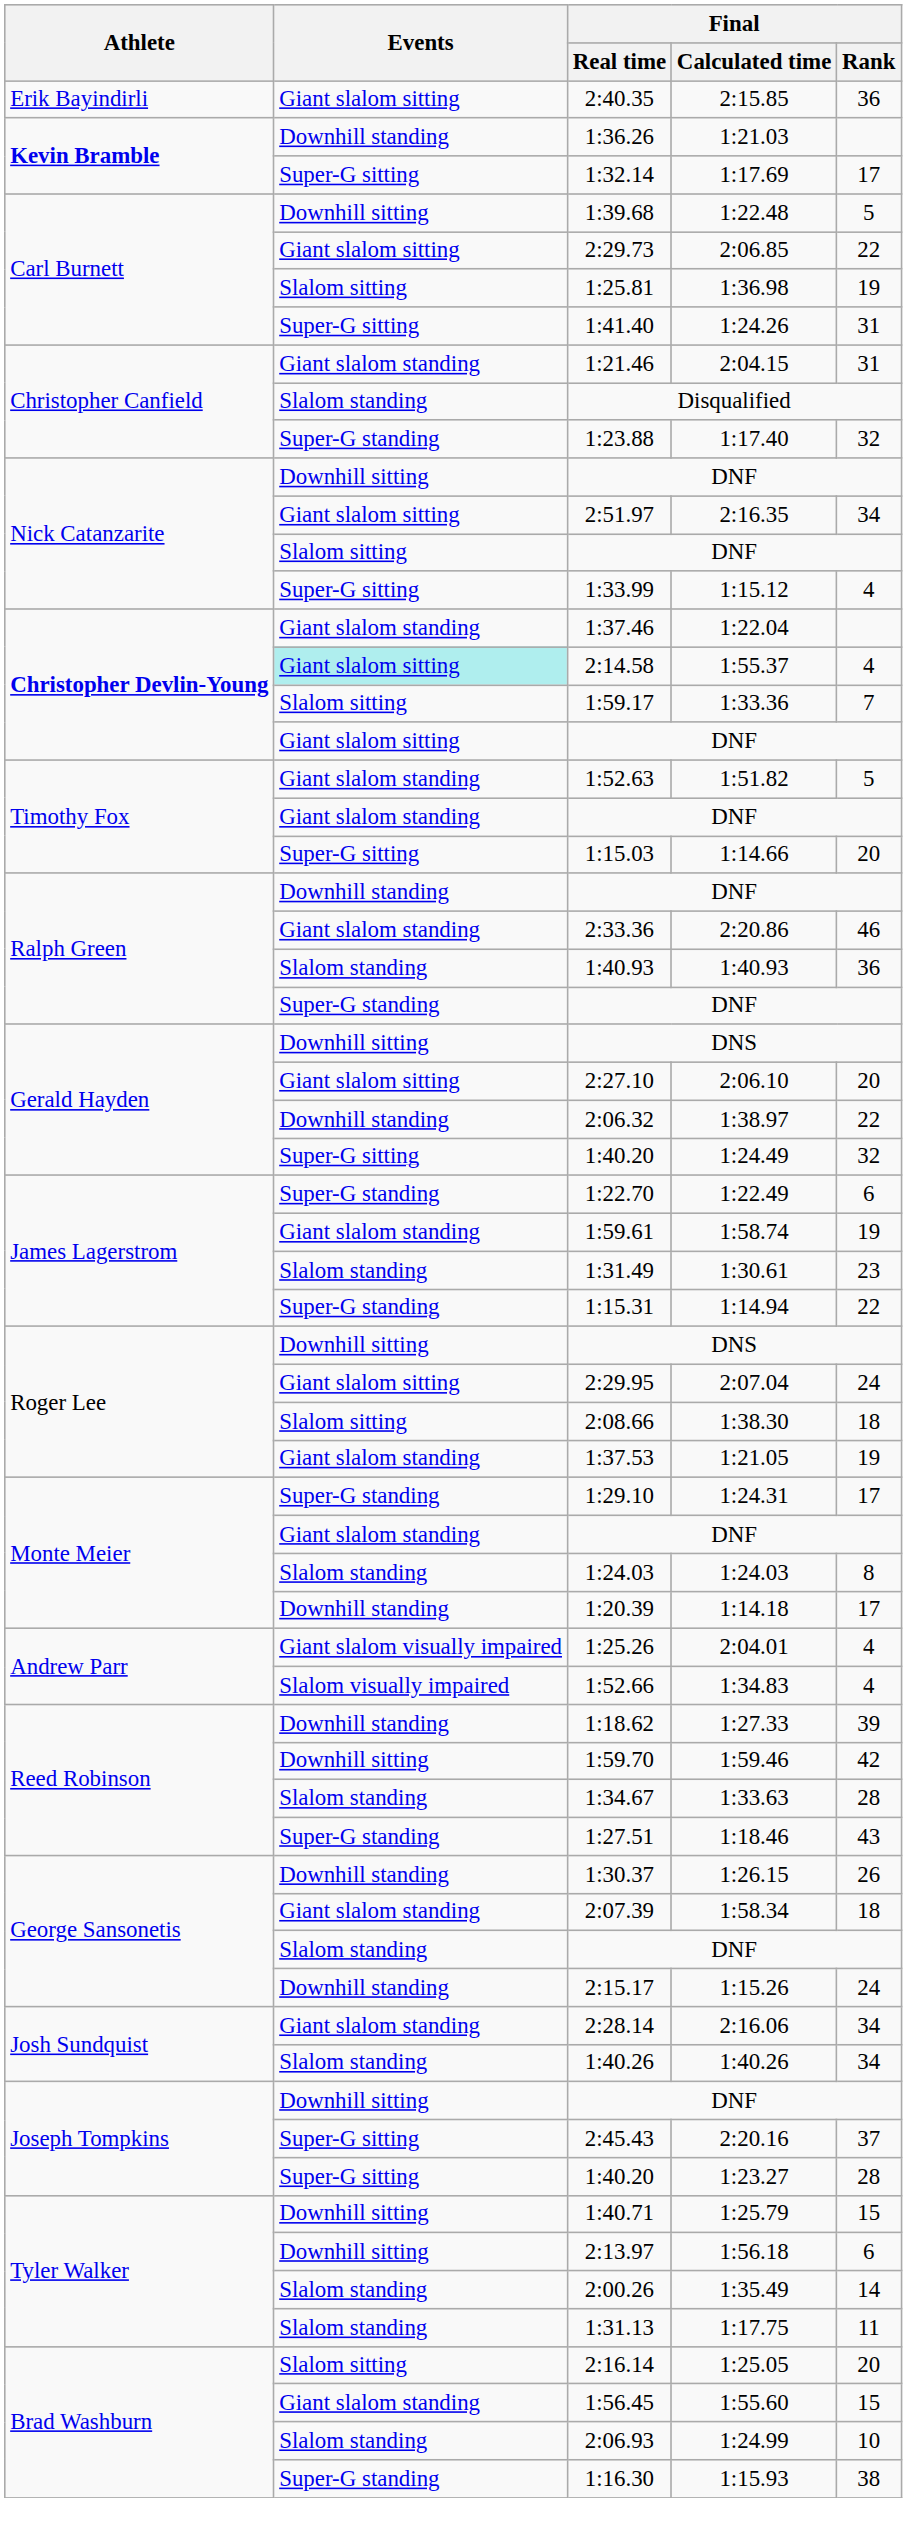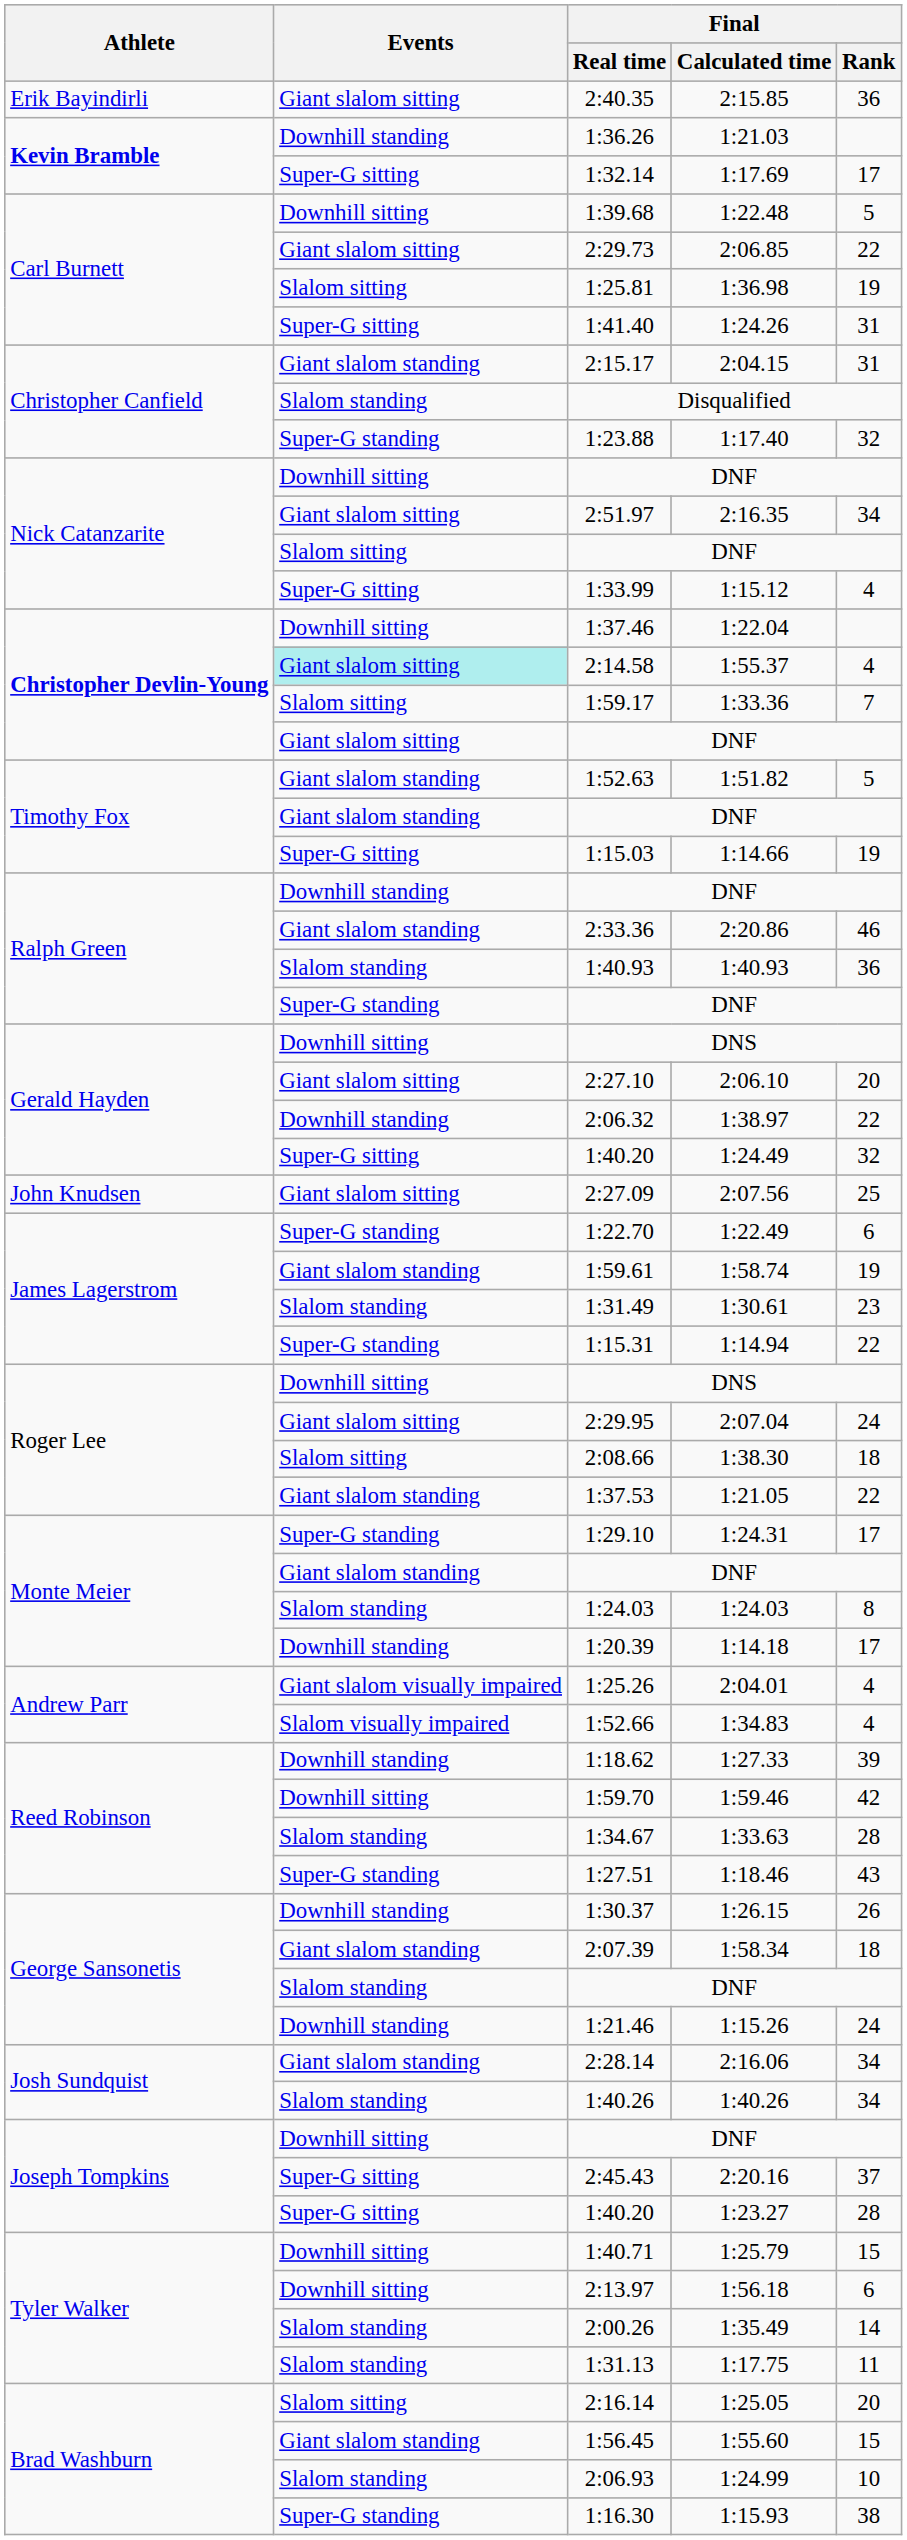(619, 363) 1:21.46 -> (619, 363) 2:15.17
(380, 627) Giant slalom standing -> (354, 627) Downhill sitting
(869, 854) 20 -> (869, 854) 19
+ row: (75, 1194)
(869, 1458) 19 -> (869, 1496) 22
(619, 1987) 2:15.17 -> (619, 2025) 1:21.46
